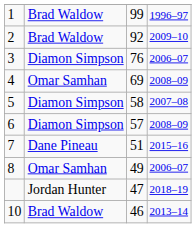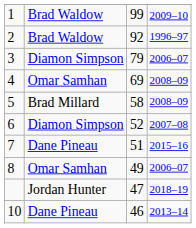(169, 15) 1996–97 -> (169, 15) 2009–10
(169, 37) 2009–10 -> (169, 37) 1996–97
(137, 59) 76 -> (137, 59) 79
(76, 102) Diamon Simpson -> (63, 102) Brad Millard
(169, 102) 2007–08 -> (169, 102) 2008–09
(137, 124) 57 -> (137, 124) 52
(169, 124) 2008–09 -> (169, 124) 2007–08
(65, 211) Brad Waldow -> (63, 211) Dane Pineau
